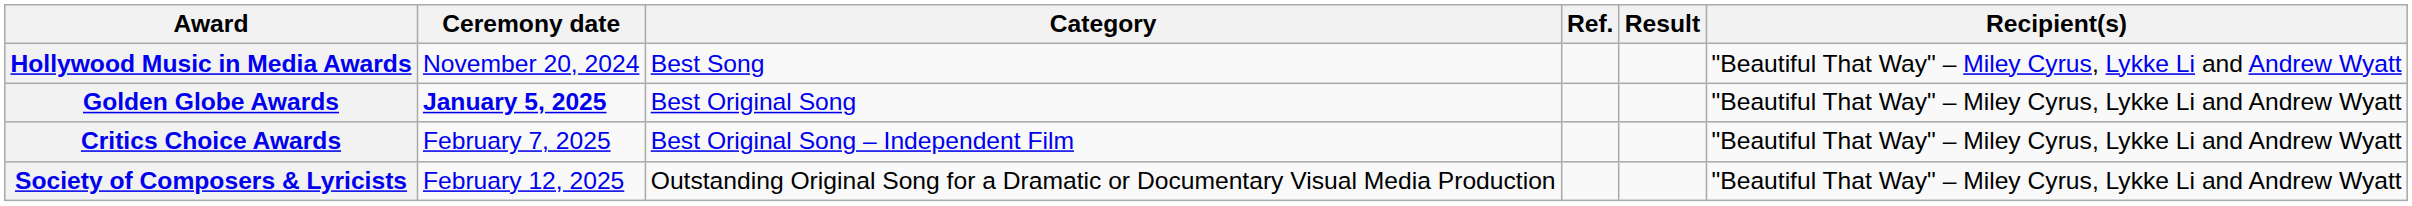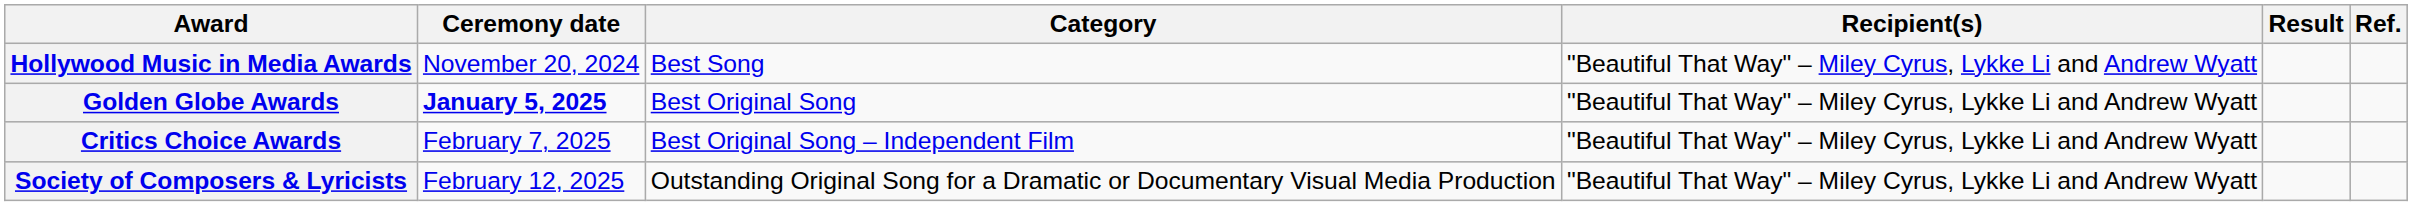columns swapped: (2057, 24) <-> (1590, 24)
